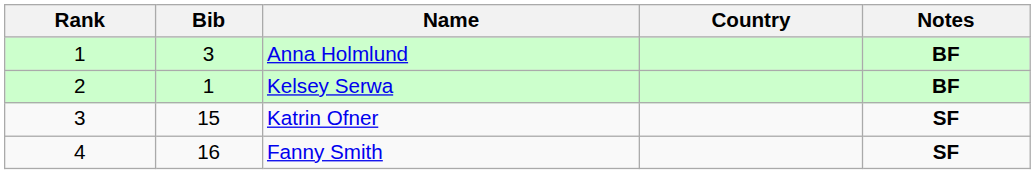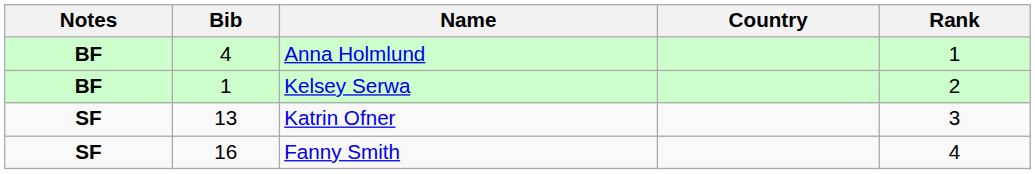columns swapped: (80, 20) <-> (946, 20)
(209, 53) 3 -> (226, 53) 4
(209, 119) 15 -> (226, 119) 13
